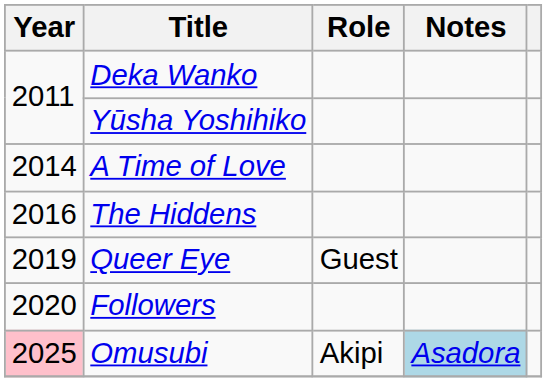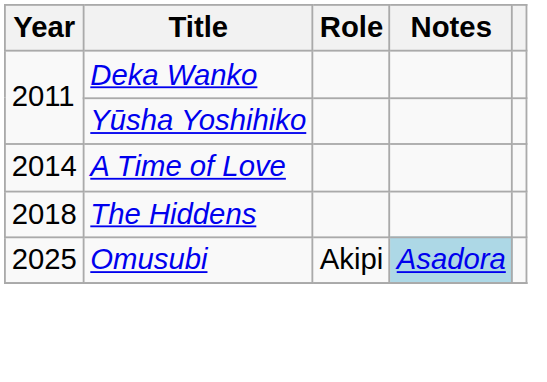(44, 213) 2016 -> (44, 213) 2018
- row: (160, 259)
- row: (153, 306)
(44, 352) pink background -> (44, 259) no background
